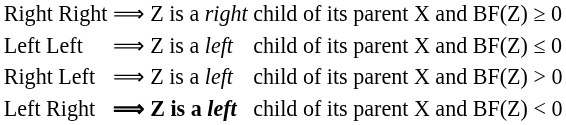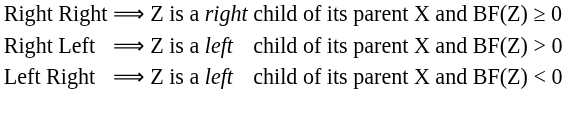- row: (43, 44)
(175, 108) bold -> (173, 77) normal
